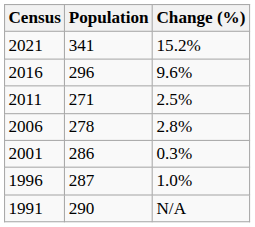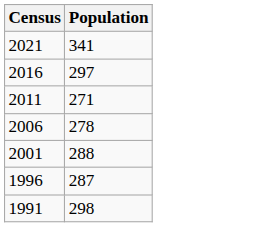- column: (201, 18)
(82, 72) 296 -> (82, 72) 297
(82, 153) 286 -> (82, 153) 288
(82, 208) 290 -> (82, 208) 298
